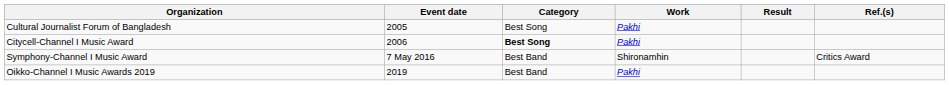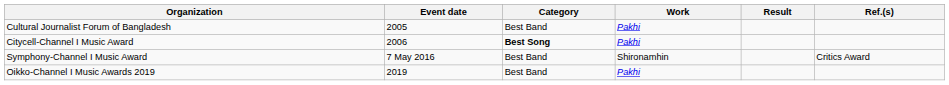(526, 27) Best Song -> (526, 27) Best Band
